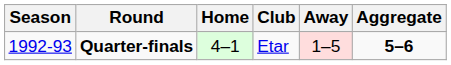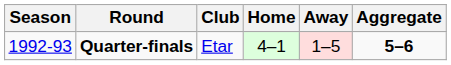columns swapped: (276, 18) <-> (225, 18)
